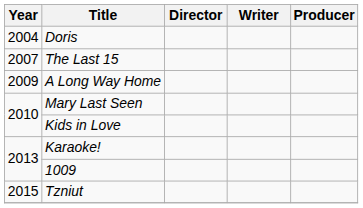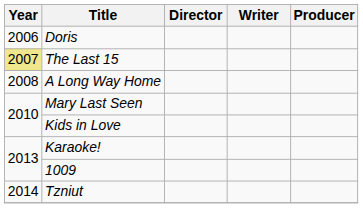(23, 37) 2004 -> (23, 37) 2006
(23, 59) no background -> (23, 59) khaki background
(23, 81) 2009 -> (23, 81) 2008
(23, 192) 2015 -> (23, 192) 2014
